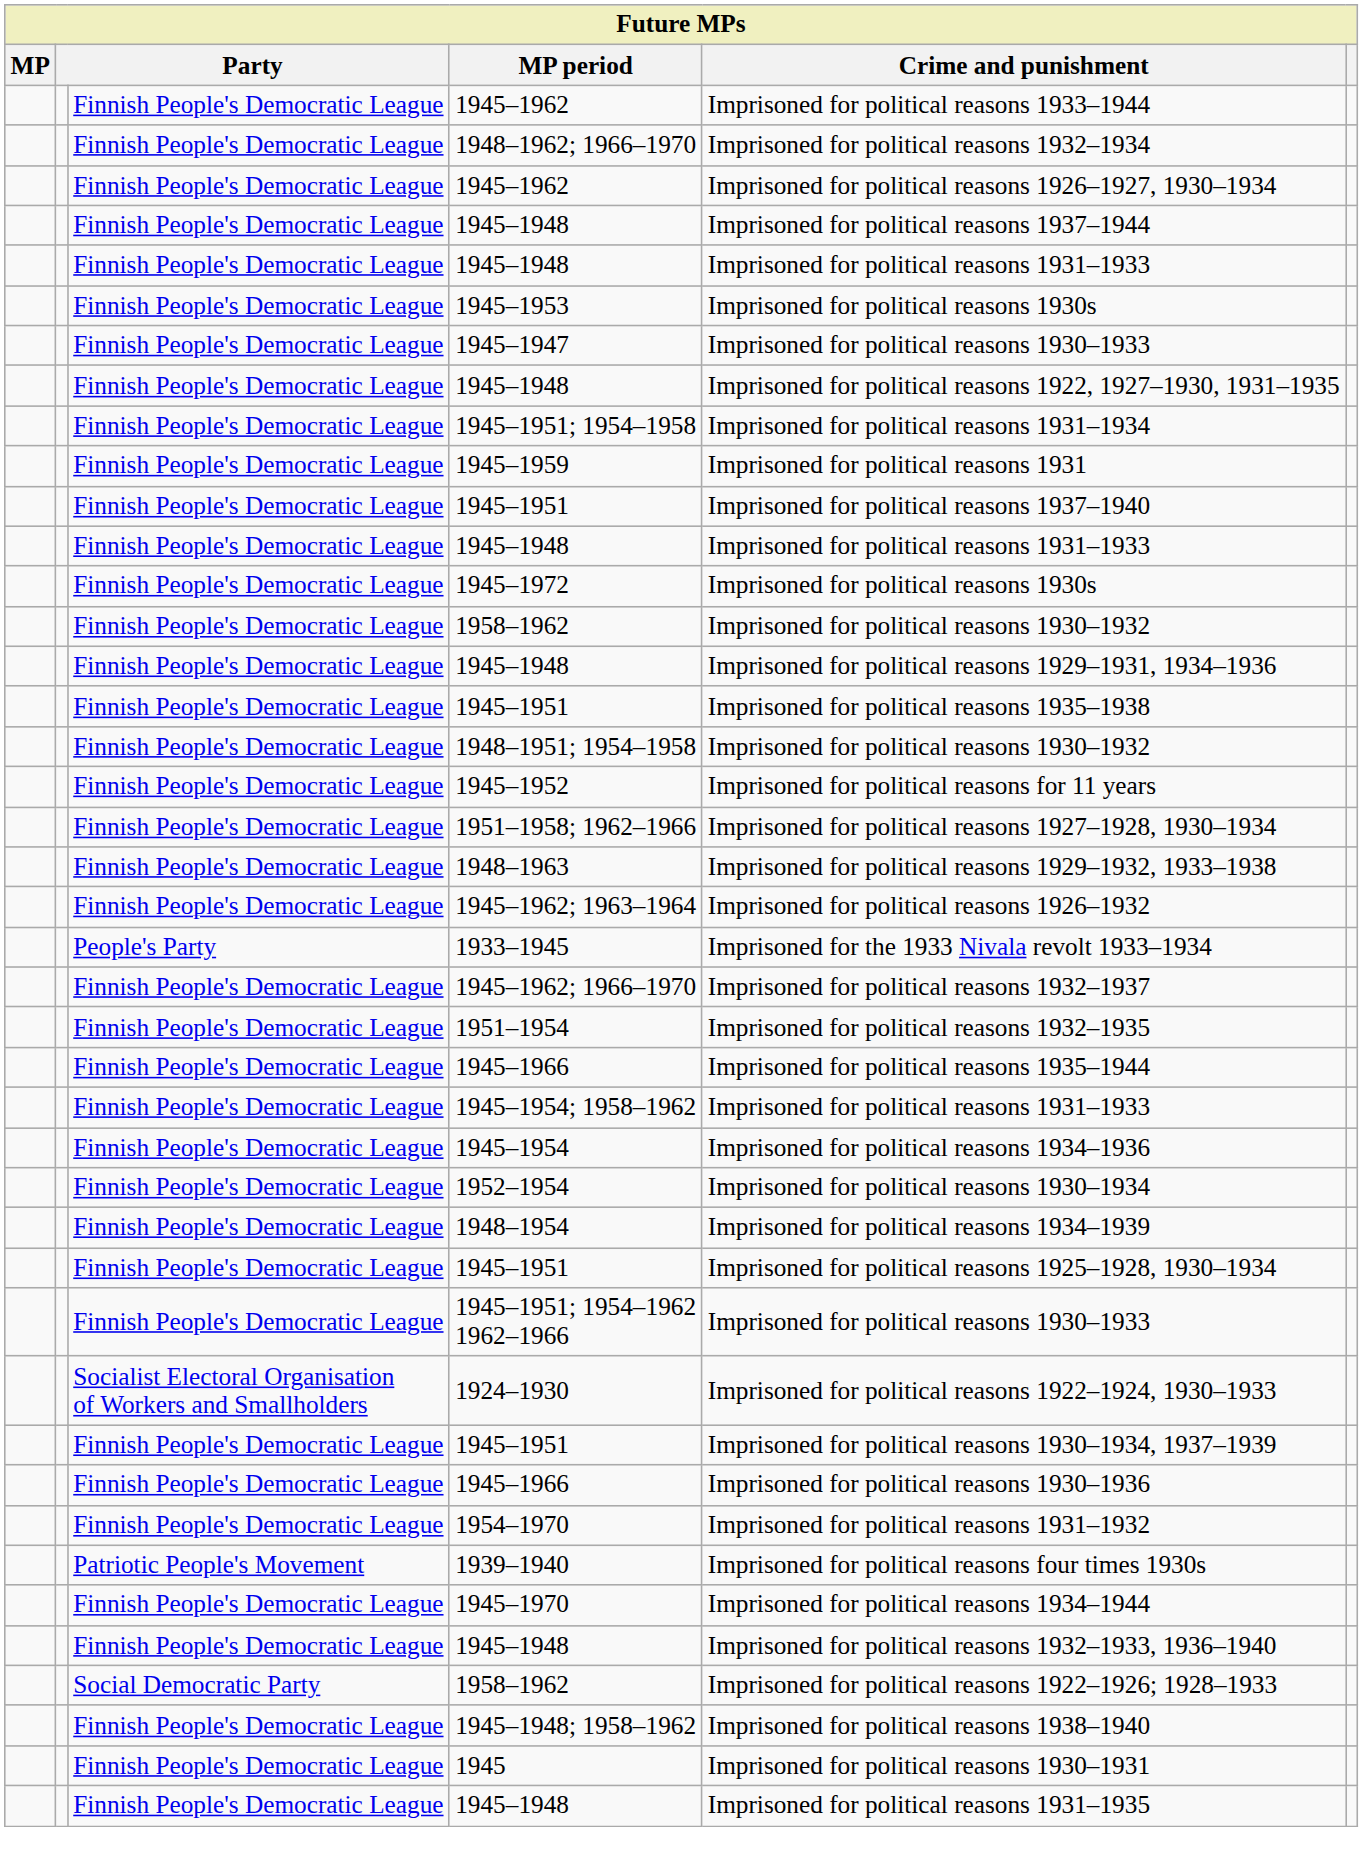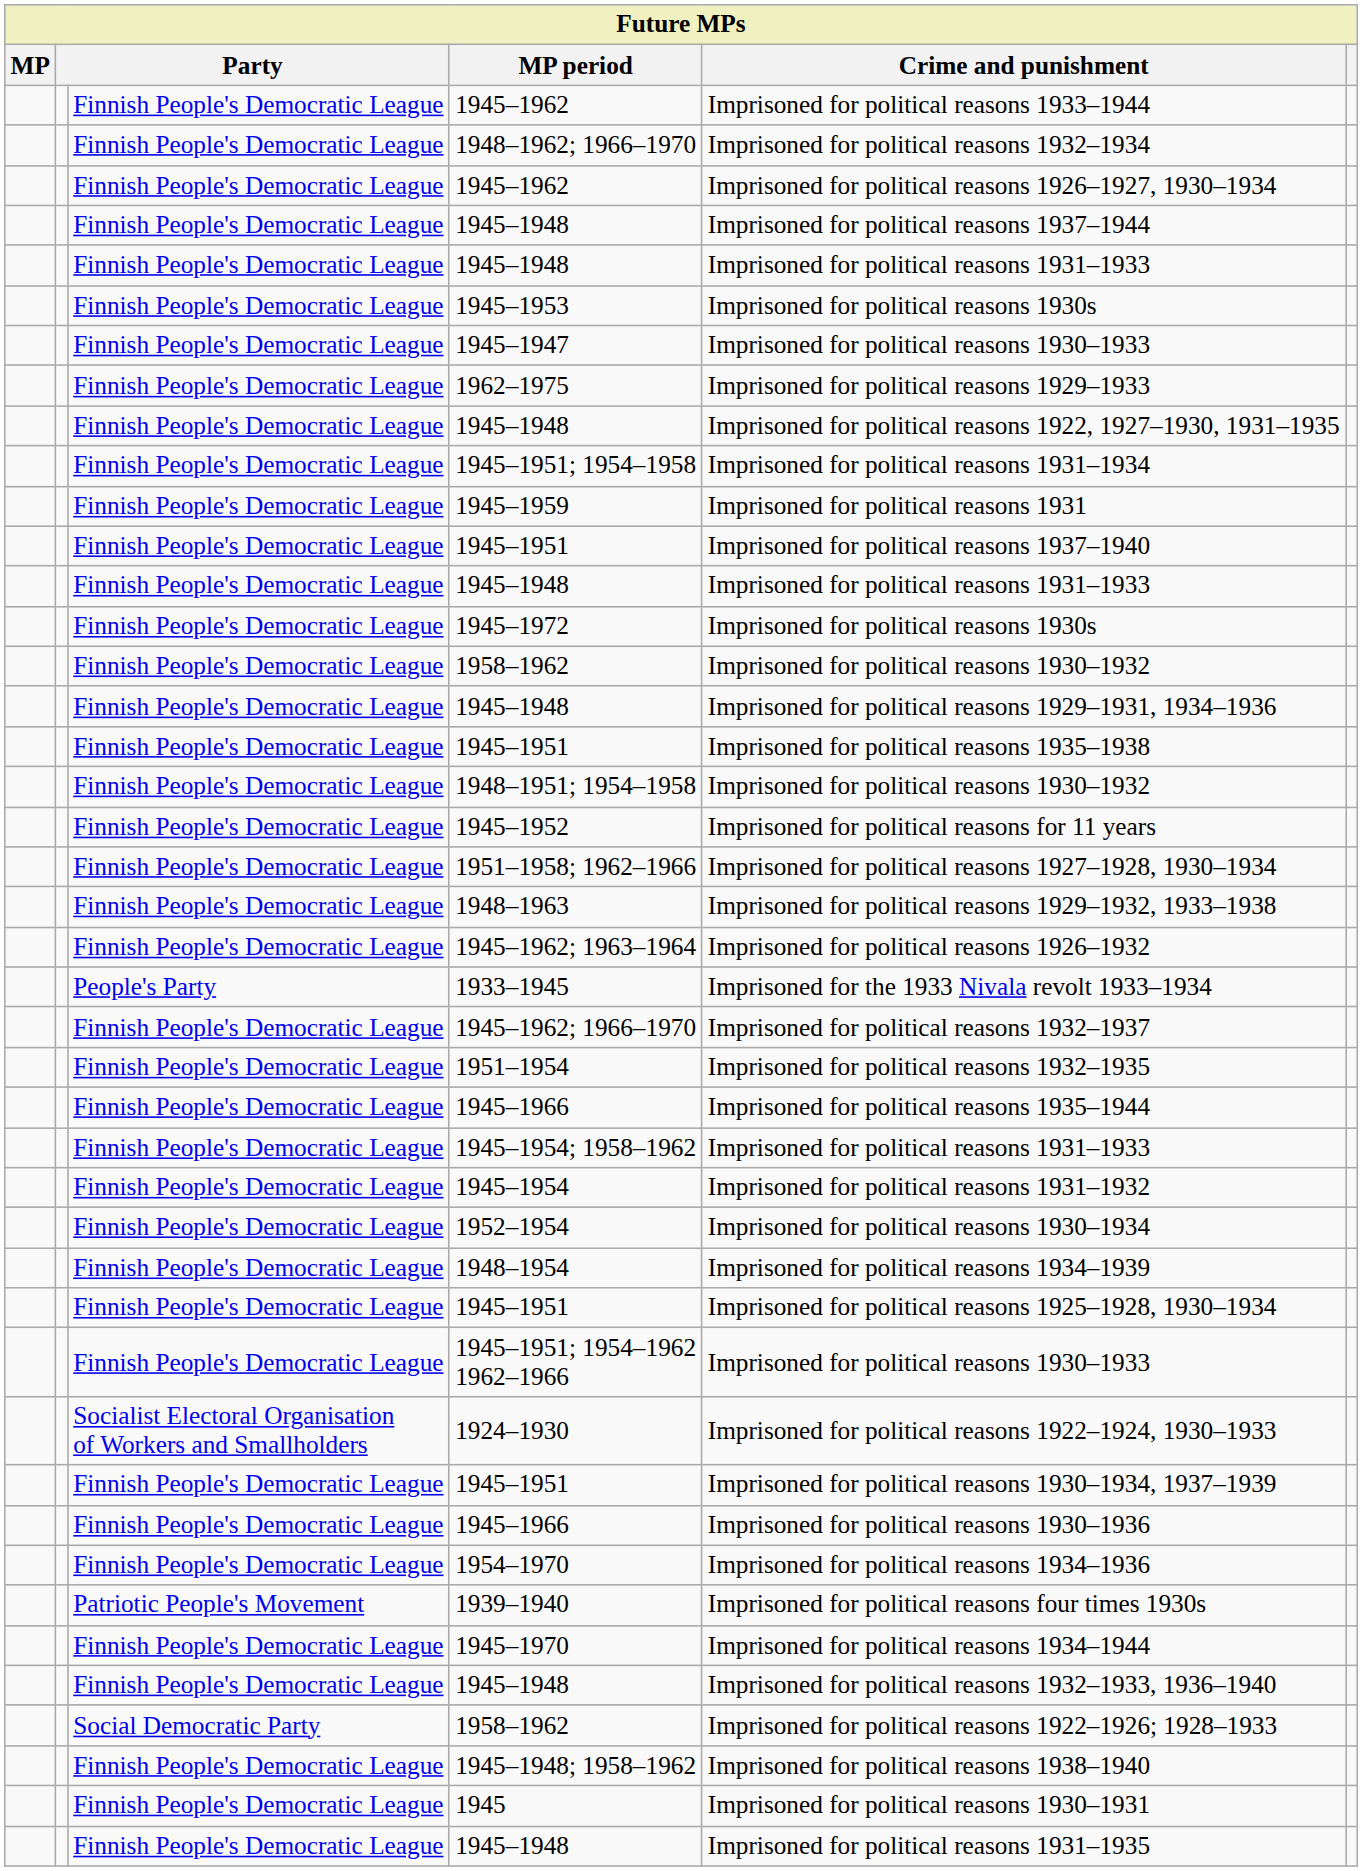+ row: (258, 385)
(929, 1147) Imprisoned for political reasons 1934–1936 -> (929, 1187) Imprisoned for political reasons 1931–1932
(929, 1524) Imprisoned for political reasons 1931–1932 -> (929, 1564) Imprisoned for political reasons 1934–1936
